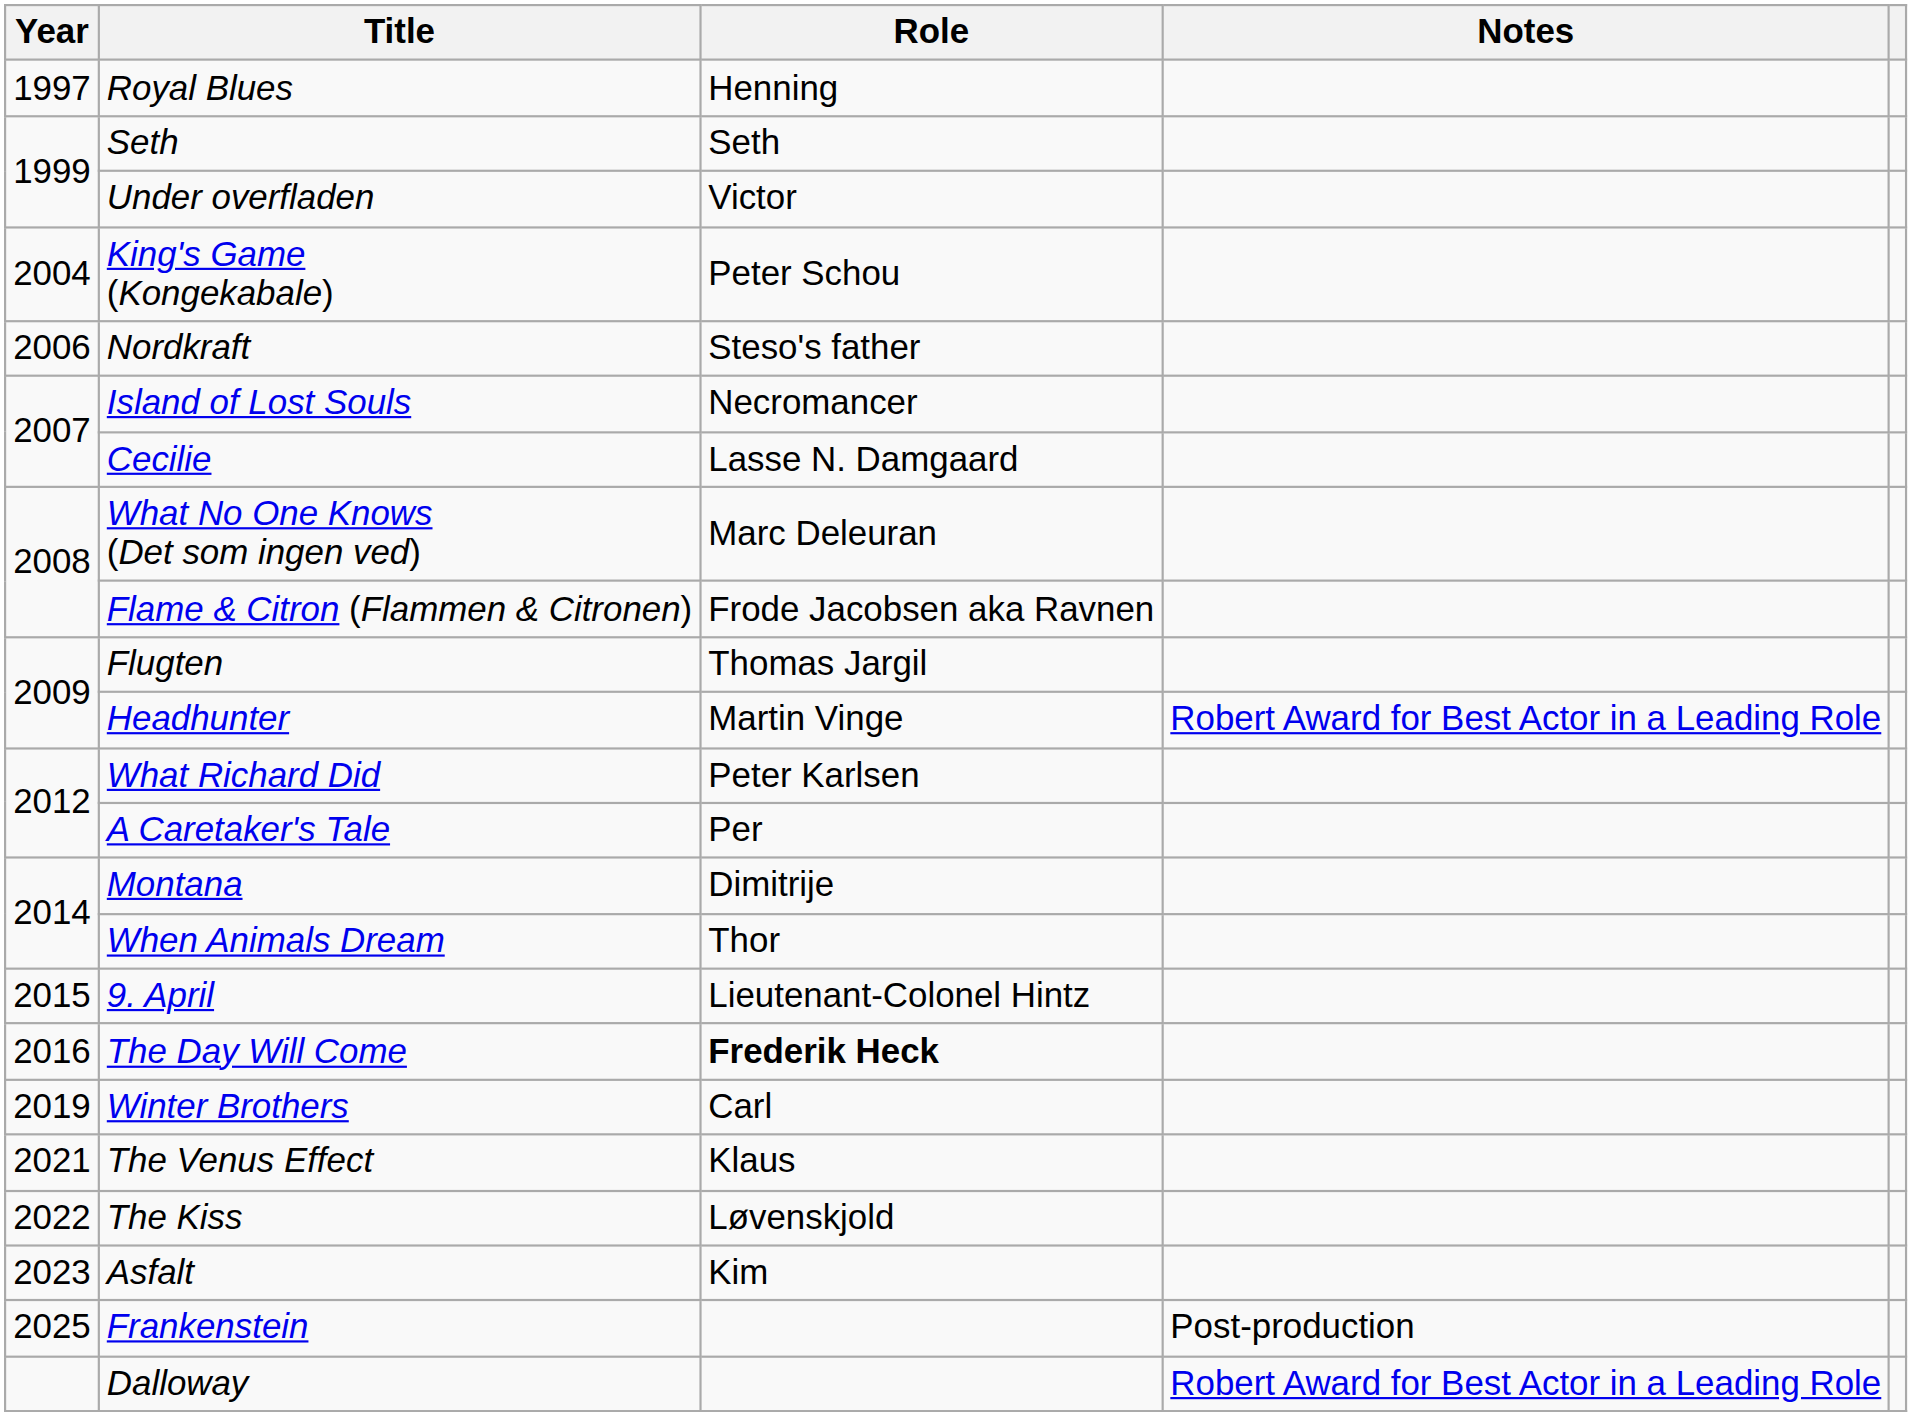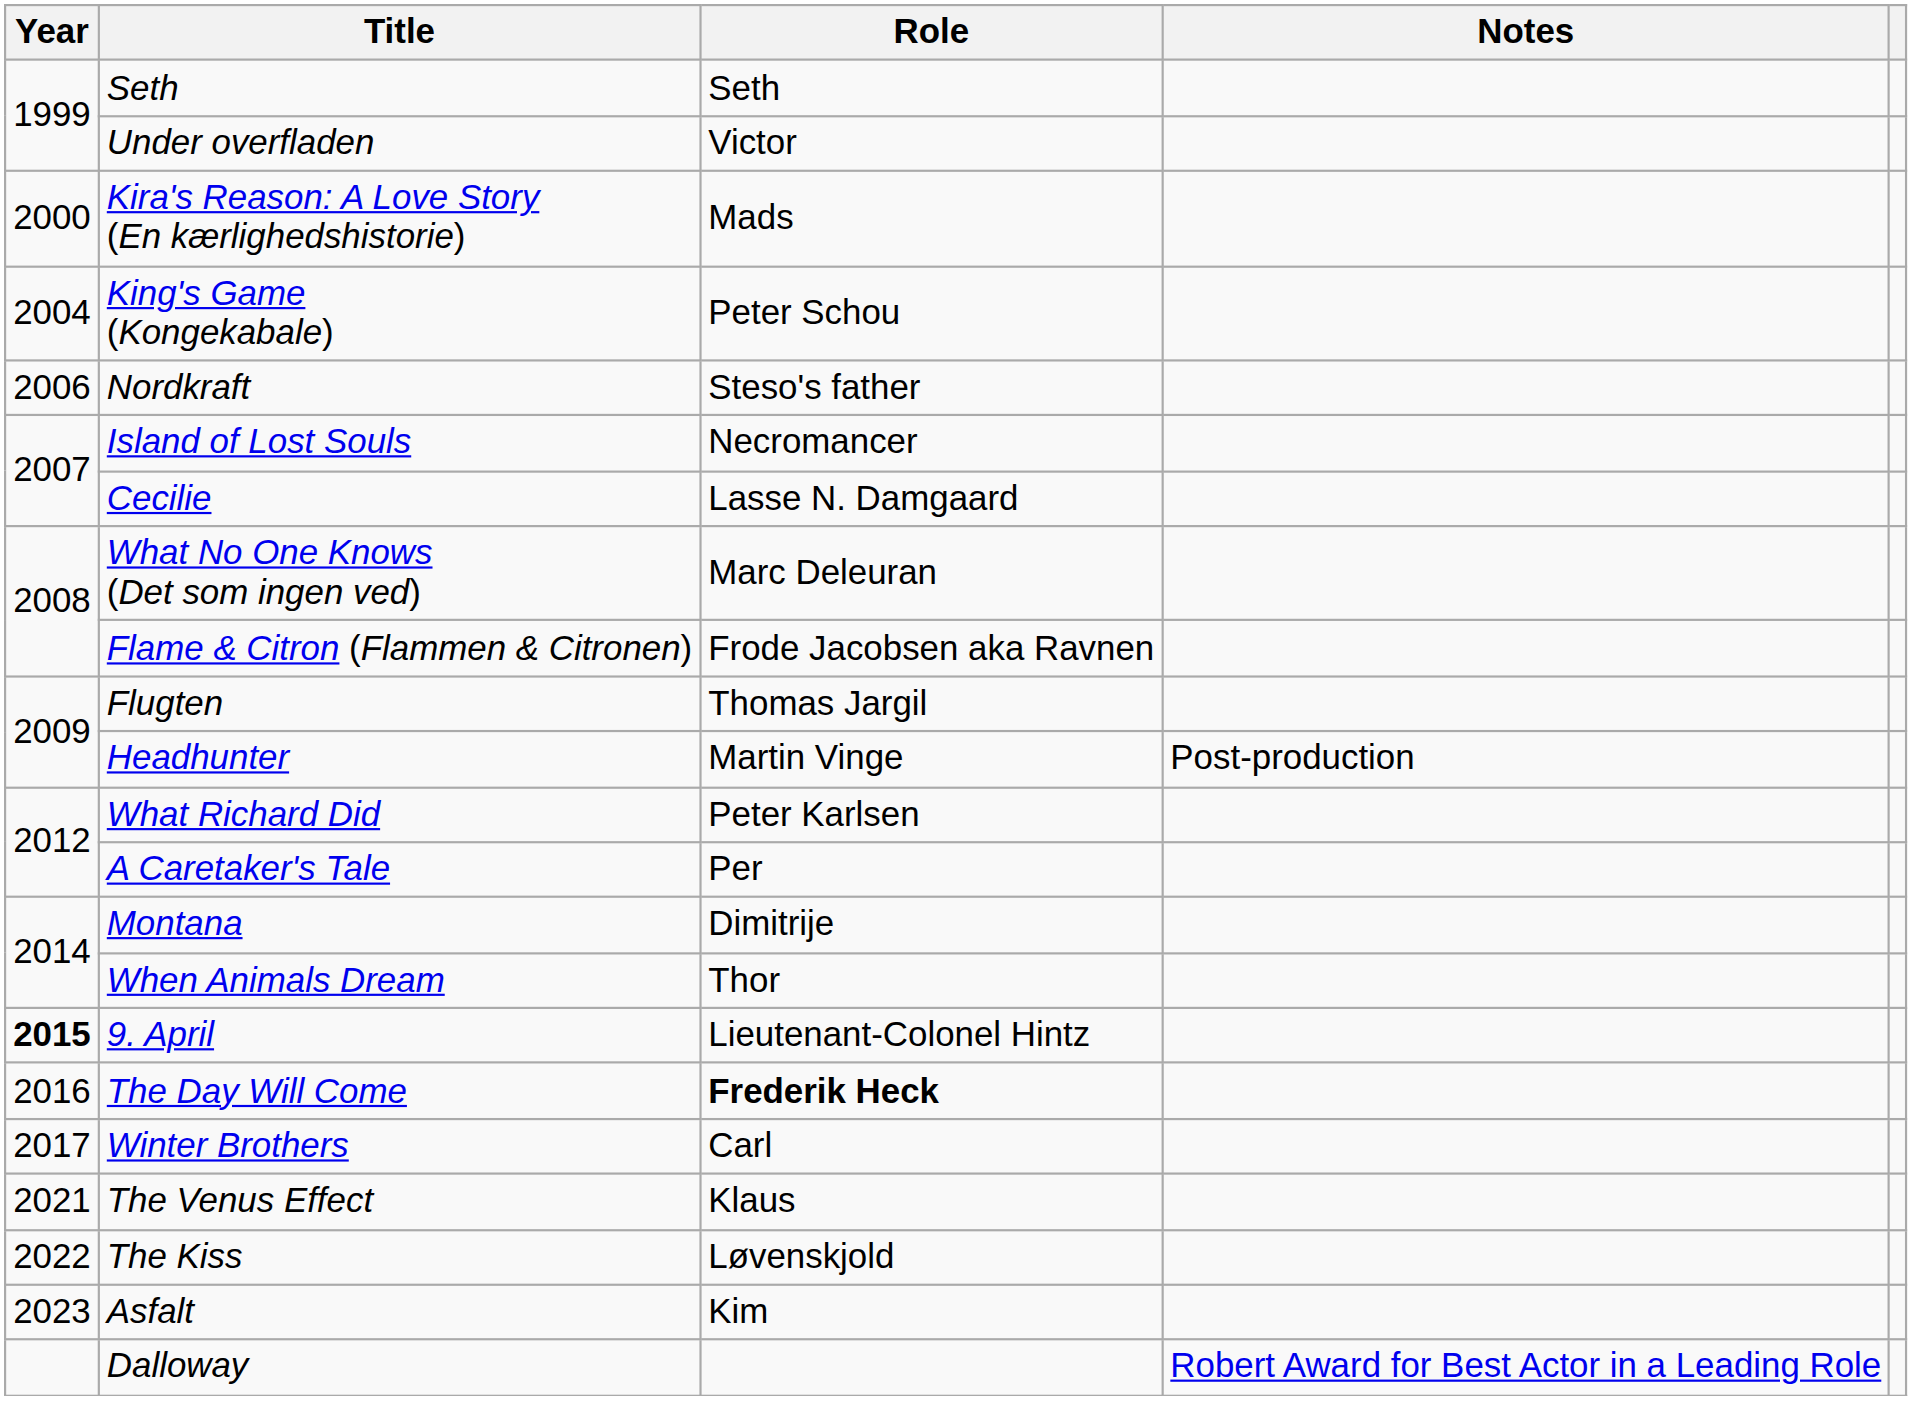- row: (200, 87)
+ row: (323, 217)
(1526, 719) Robert Award for Best Actor in a Leading Role -> (1292, 758) Post-production
(52, 995) normal -> (52, 1034) bold
(52, 1106) 2019 -> (52, 1145) 2017
- row: (208, 1327)
